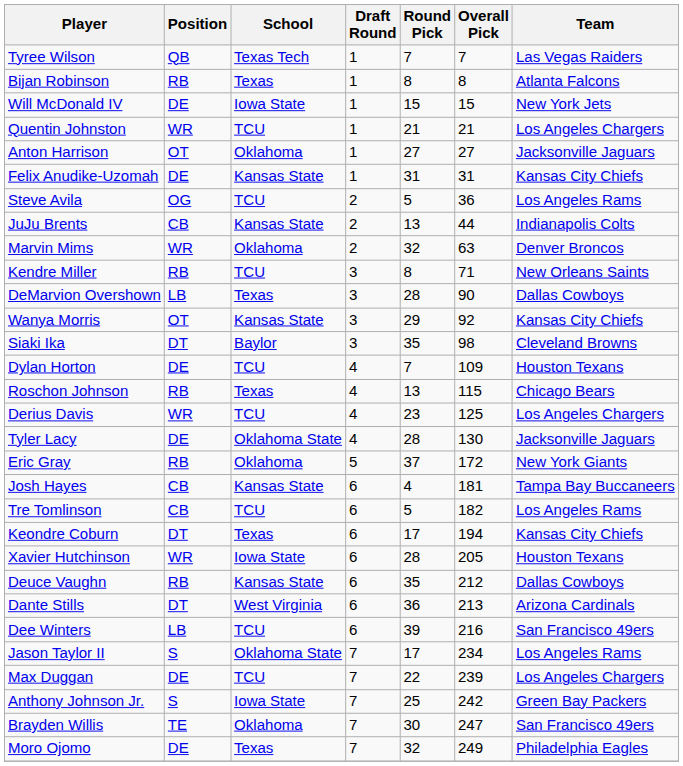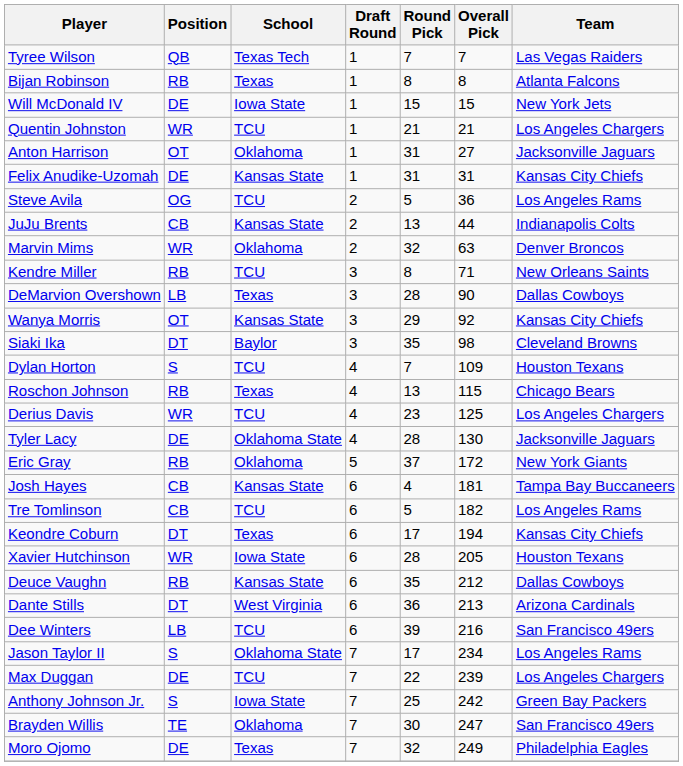(412, 152) 27 -> (412, 152) 31
(178, 367) DE -> (173, 367) S
